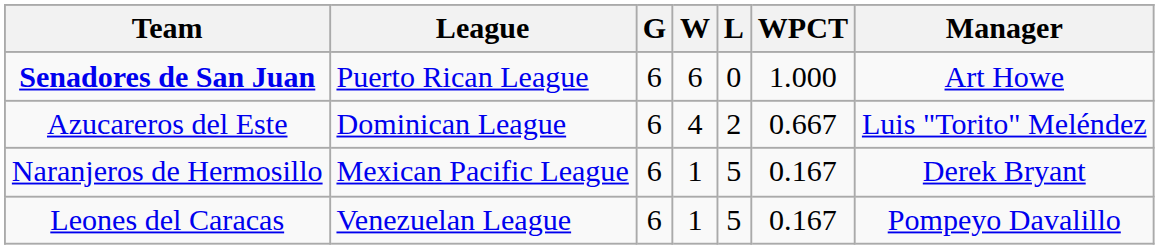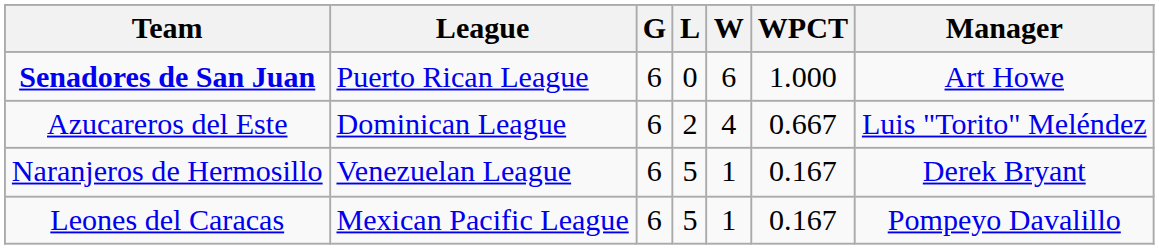columns swapped: (695, 28) <-> (734, 28)
(483, 171) Mexican Pacific League -> (454, 171) Venezuelan League
(454, 219) Venezuelan League -> (483, 219) Mexican Pacific League
